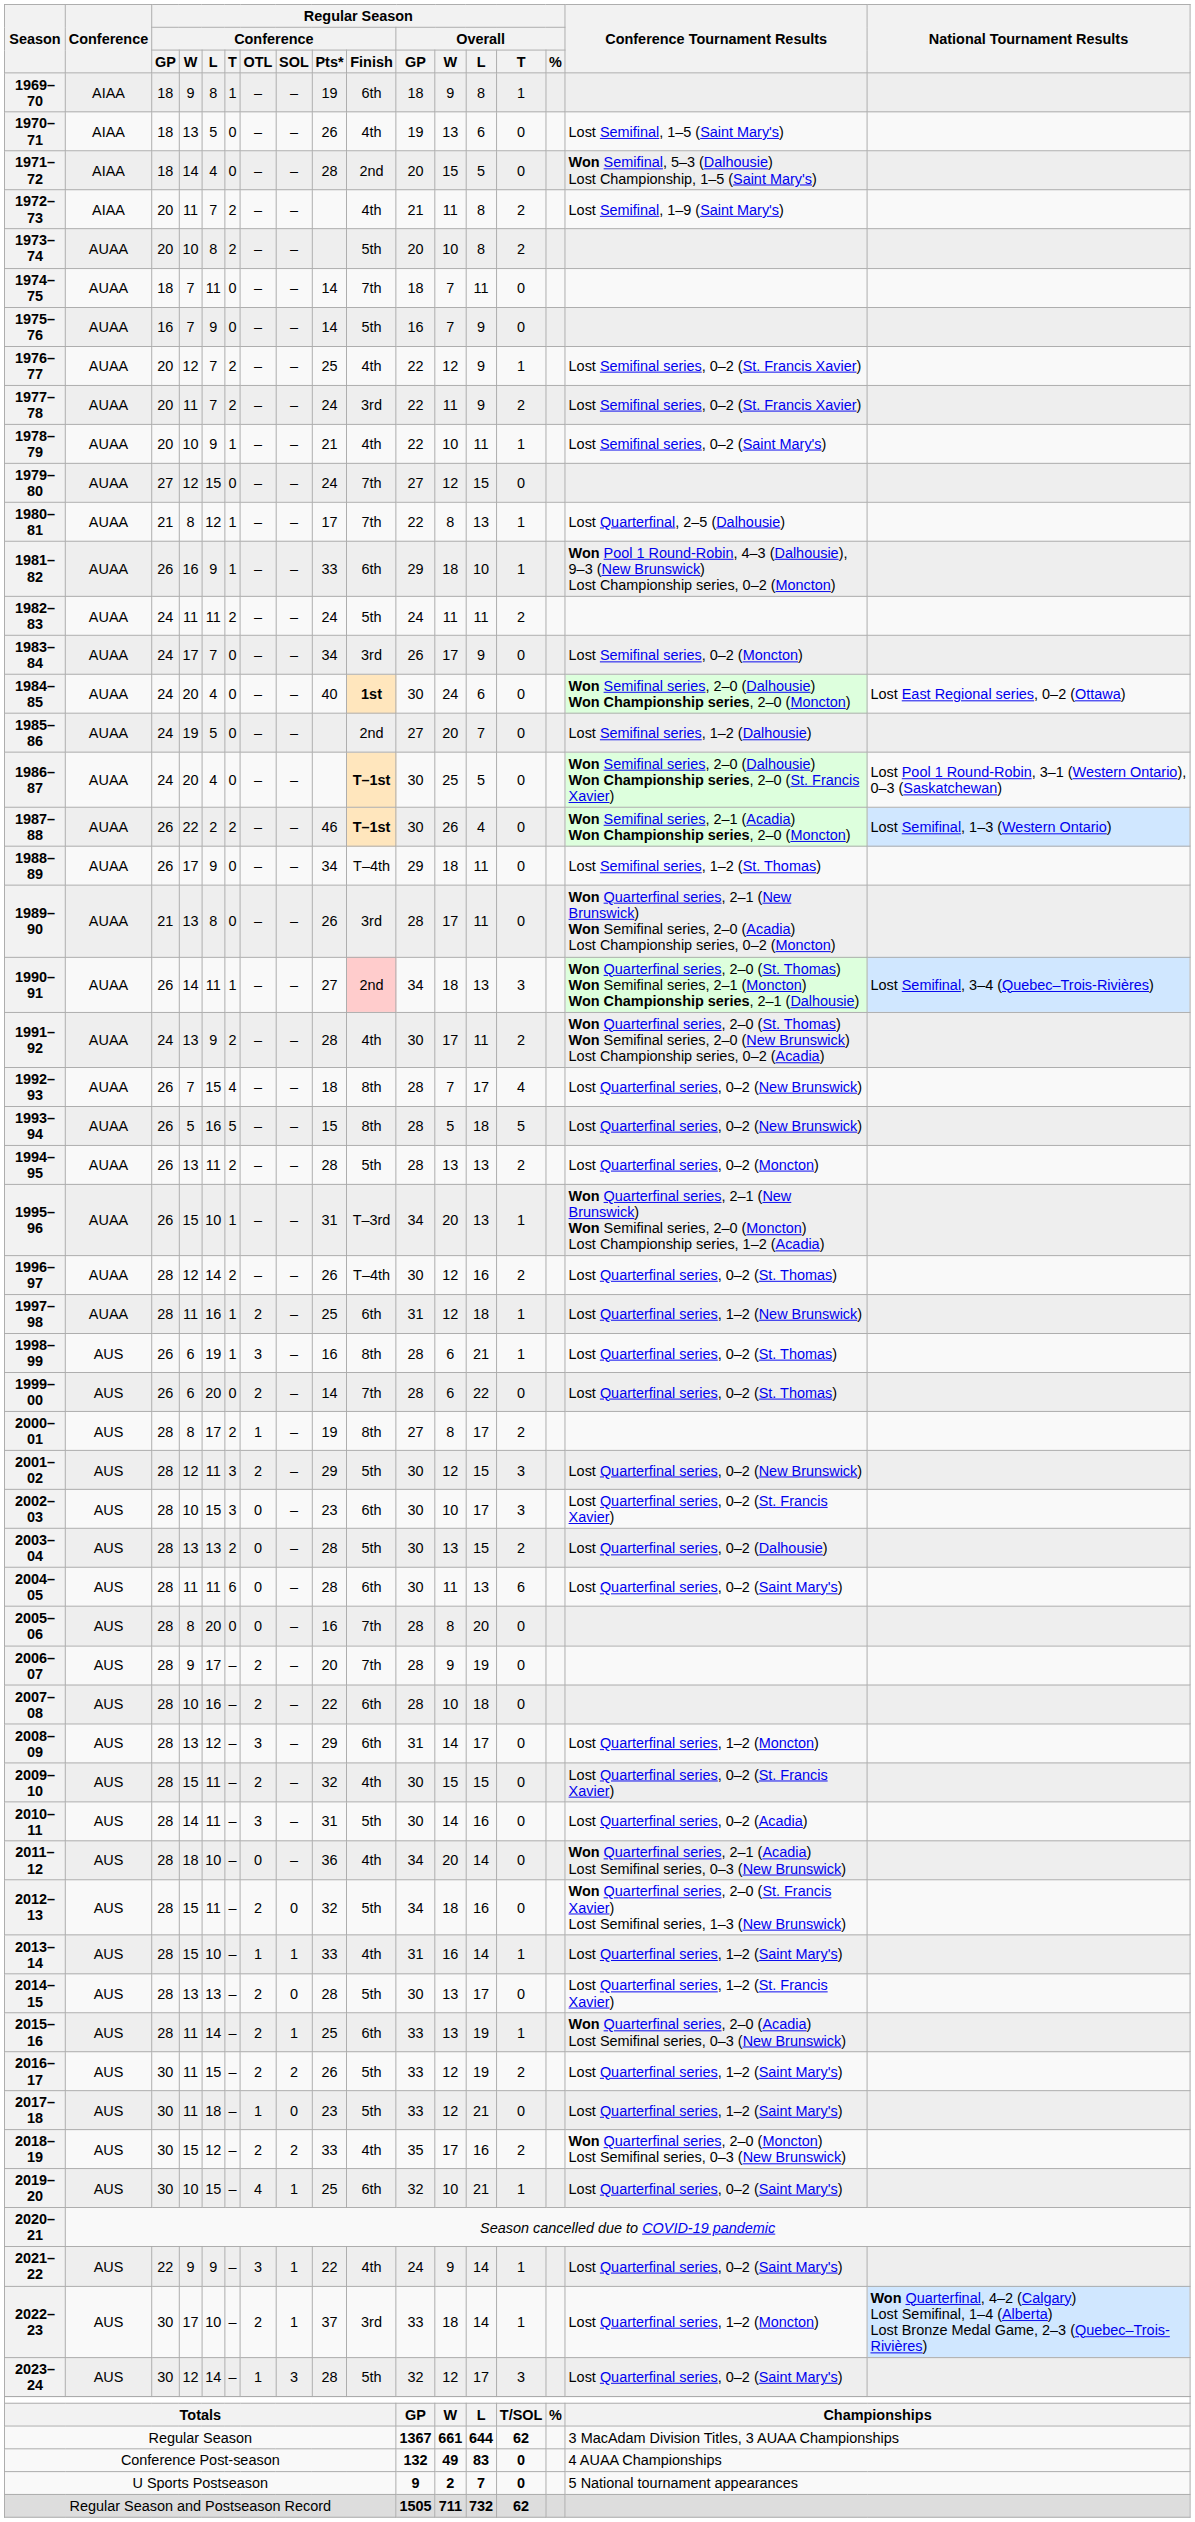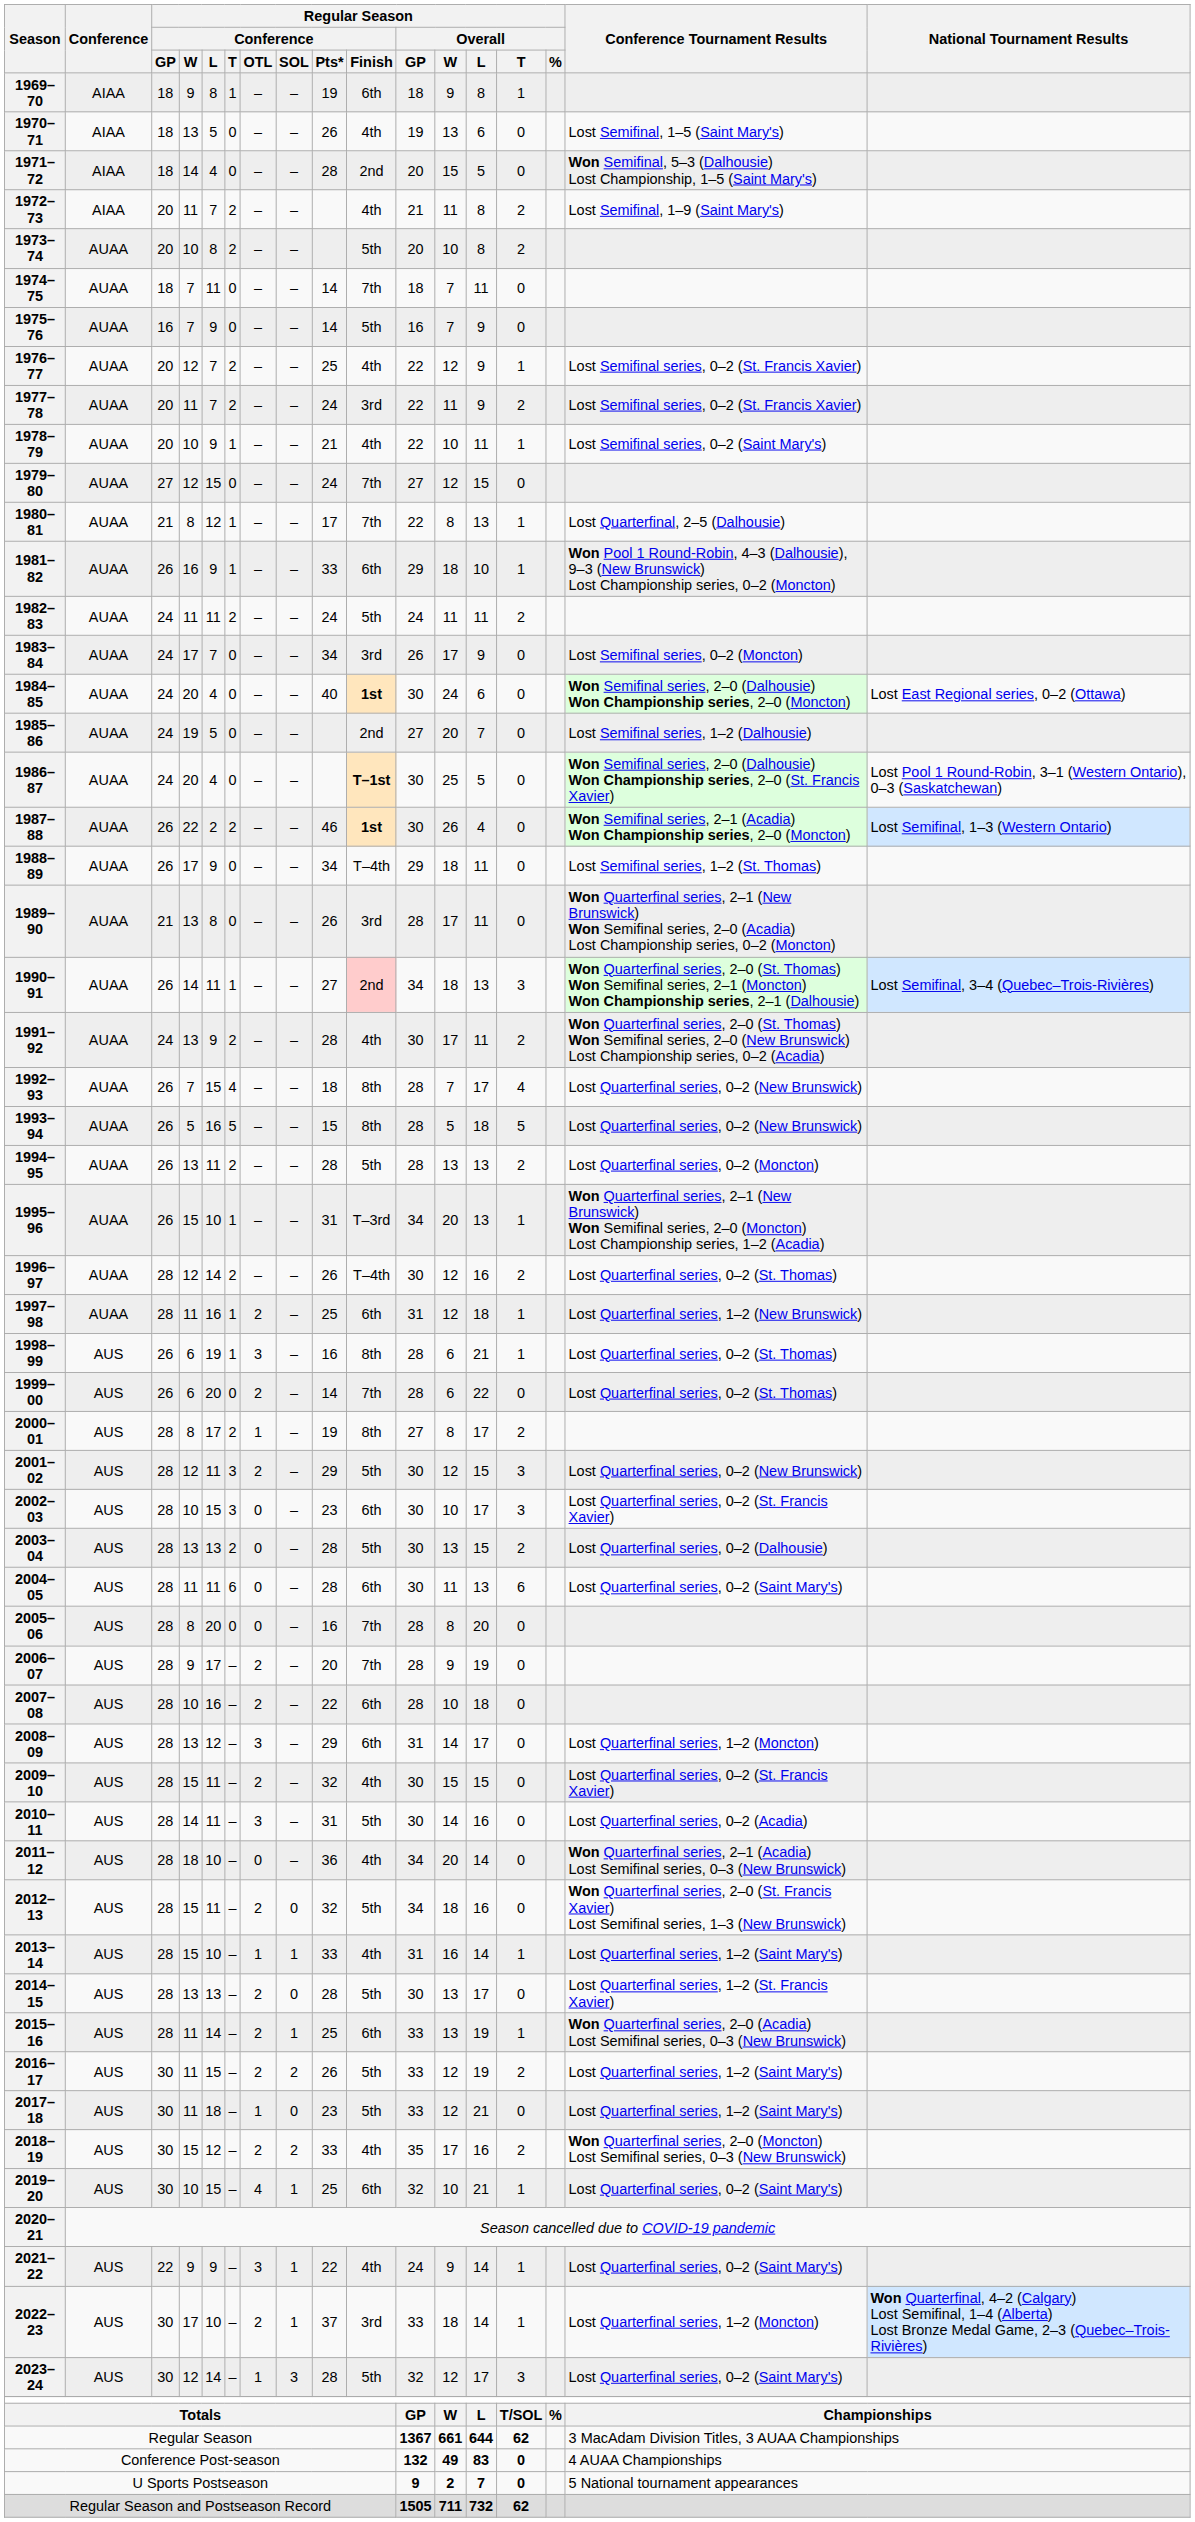(372, 827) T–1st -> (372, 827) 1st
